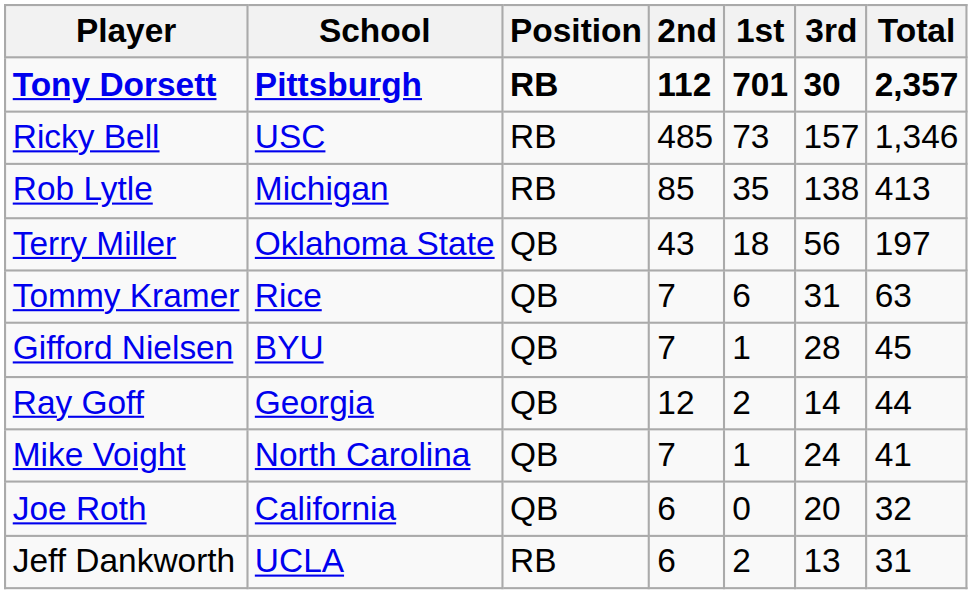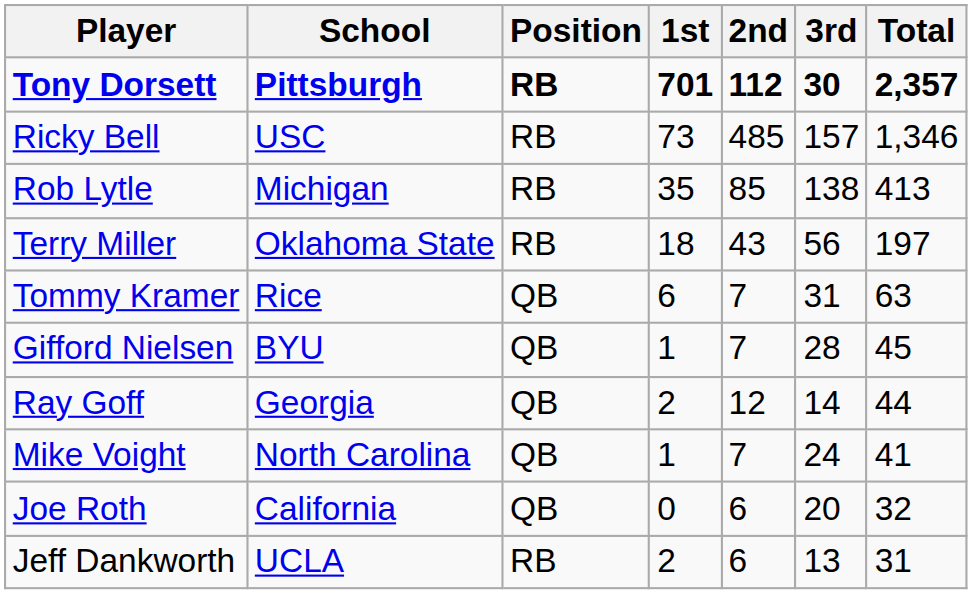columns swapped: (760, 31) <-> (687, 31)
(534, 243) QB -> (533, 243) RB
